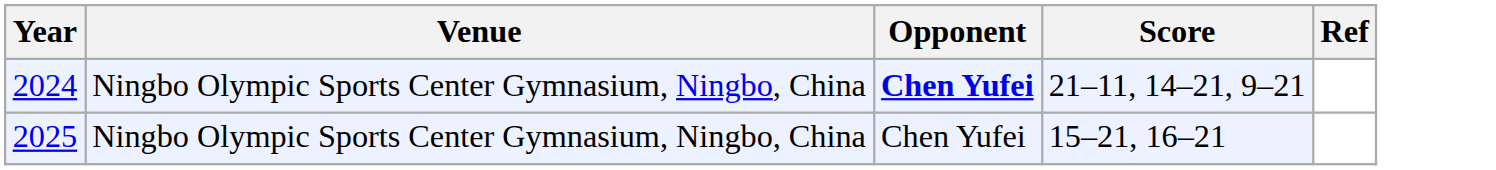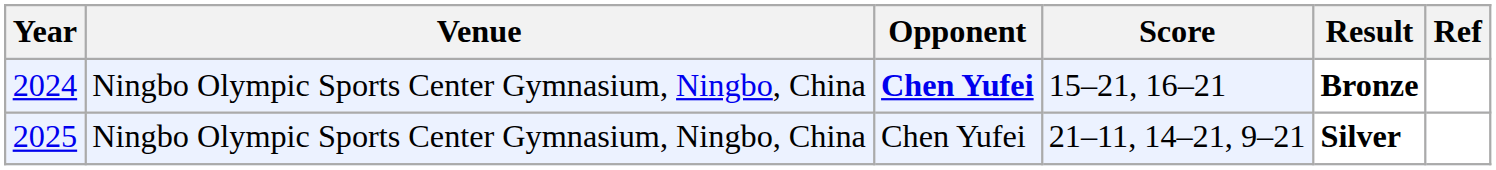+ column: (1369, 31)
(1177, 84) 21–11, 14–21, 9–21 -> (1137, 84) 15–21, 16–21
(1137, 137) 15–21, 16–21 -> (1177, 137) 21–11, 14–21, 9–21
